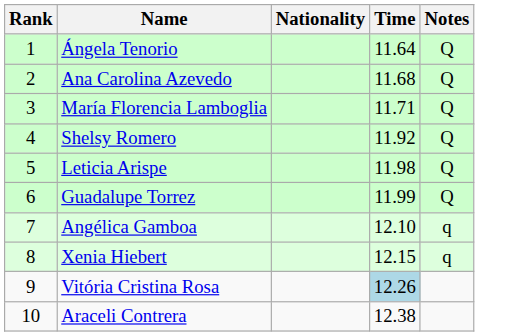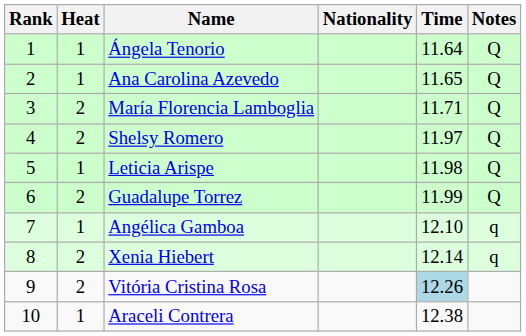+ column: (80, 19)
(395, 78) 11.68 -> (442, 78) 11.65
(395, 138) 11.92 -> (442, 138) 11.97
(395, 256) 12.15 -> (442, 256) 12.14
